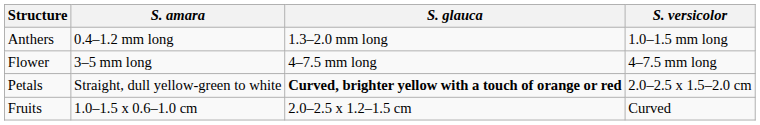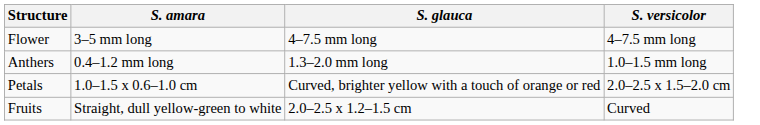rows swapped: (28, 62) <-> (31, 39)
(178, 85) Straight, dull yellow-green to white -> (136, 85) 1.0–1.5 x 0.6–1.0 cm
(455, 85) bold -> (444, 85) normal
(136, 108) 1.0–1.5 x 0.6–1.0 cm -> (178, 108) Straight, dull yellow-green to white
